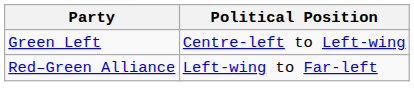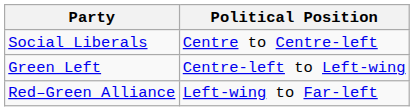+ row: (78, 42)
